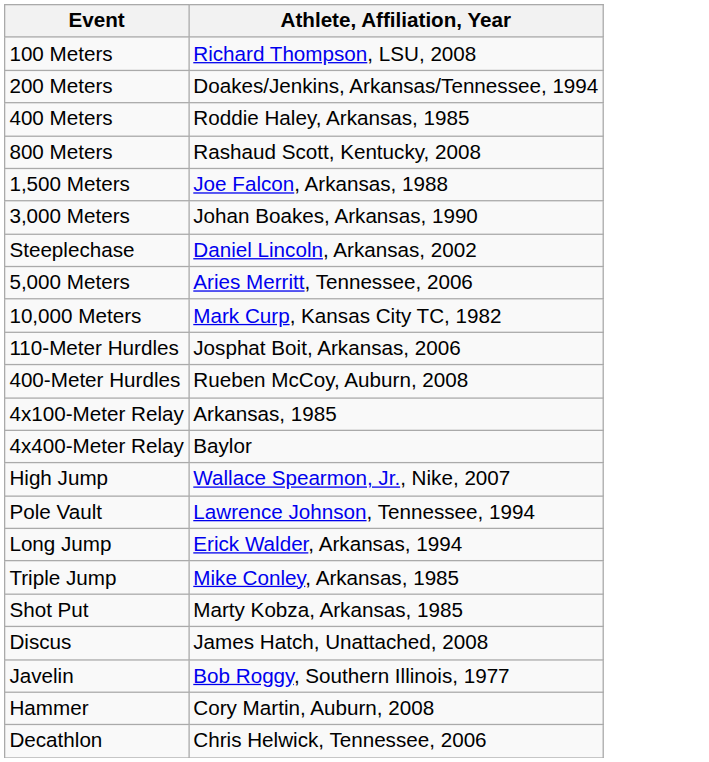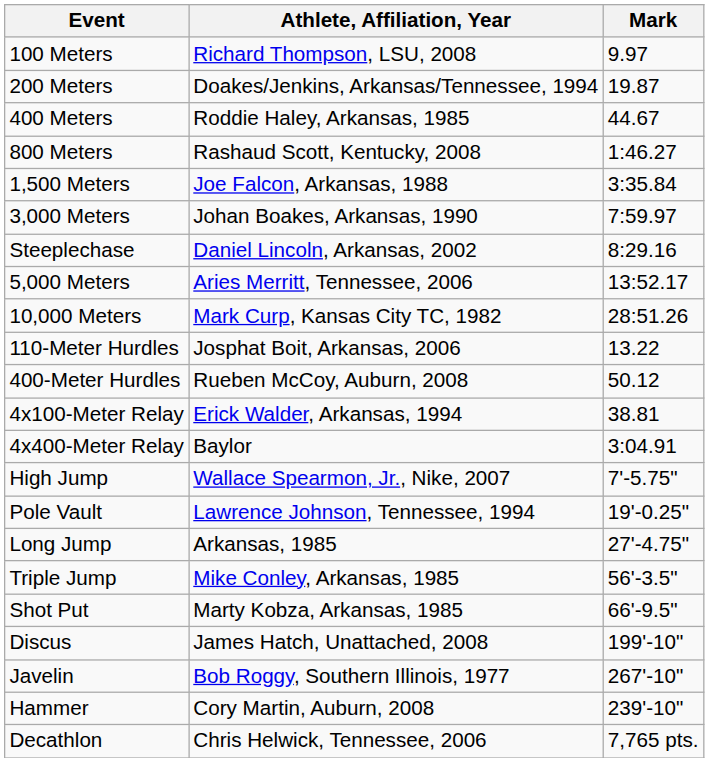+ column: (653, 20)
(265, 413) Arkansas, 1985 -> (328, 413) Erick Walder, Arkansas, 1994
(328, 544) Erick Walder, Arkansas, 1994 -> (265, 544) Arkansas, 1985
